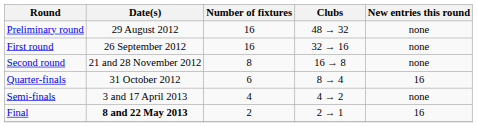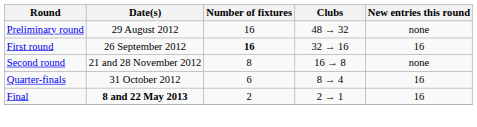(249, 46) normal -> (249, 46) bold
(419, 46) none -> (419, 46) 16
- row: (31, 96)
